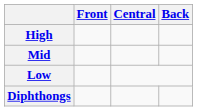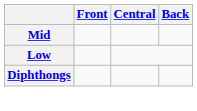- row: (39, 34)
